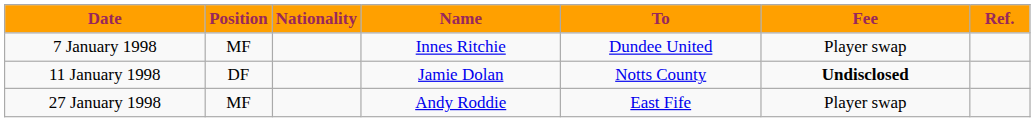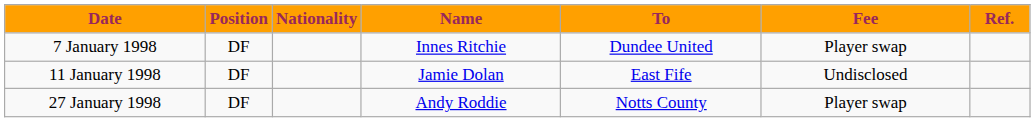(238, 46) MF -> (239, 46) DF
(661, 74) Notts County -> (661, 74) East Fife
(865, 74) bold -> (865, 74) normal
(238, 102) MF -> (239, 102) DF
(661, 102) East Fife -> (661, 102) Notts County
